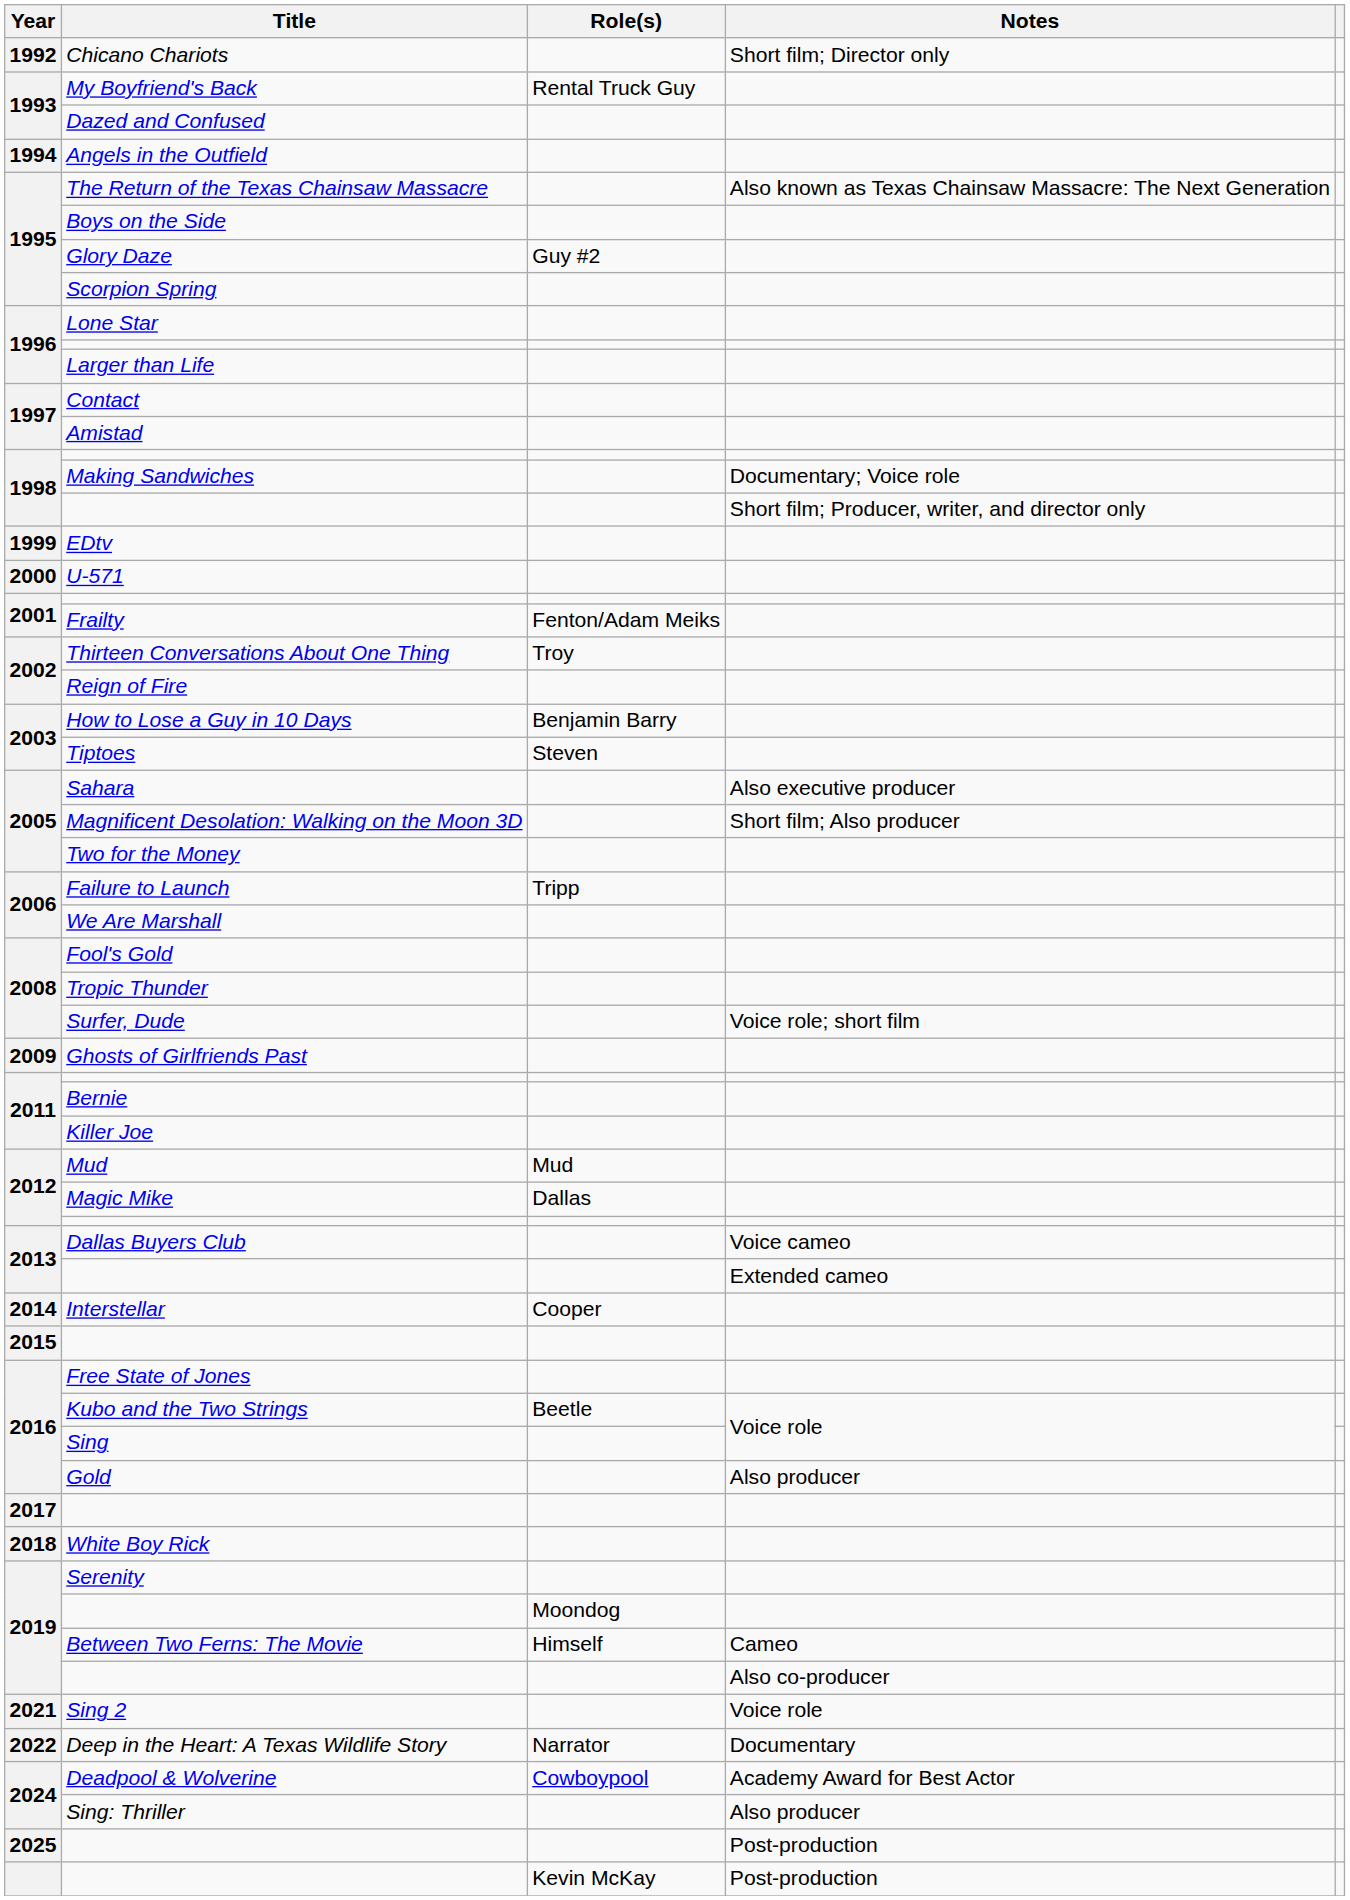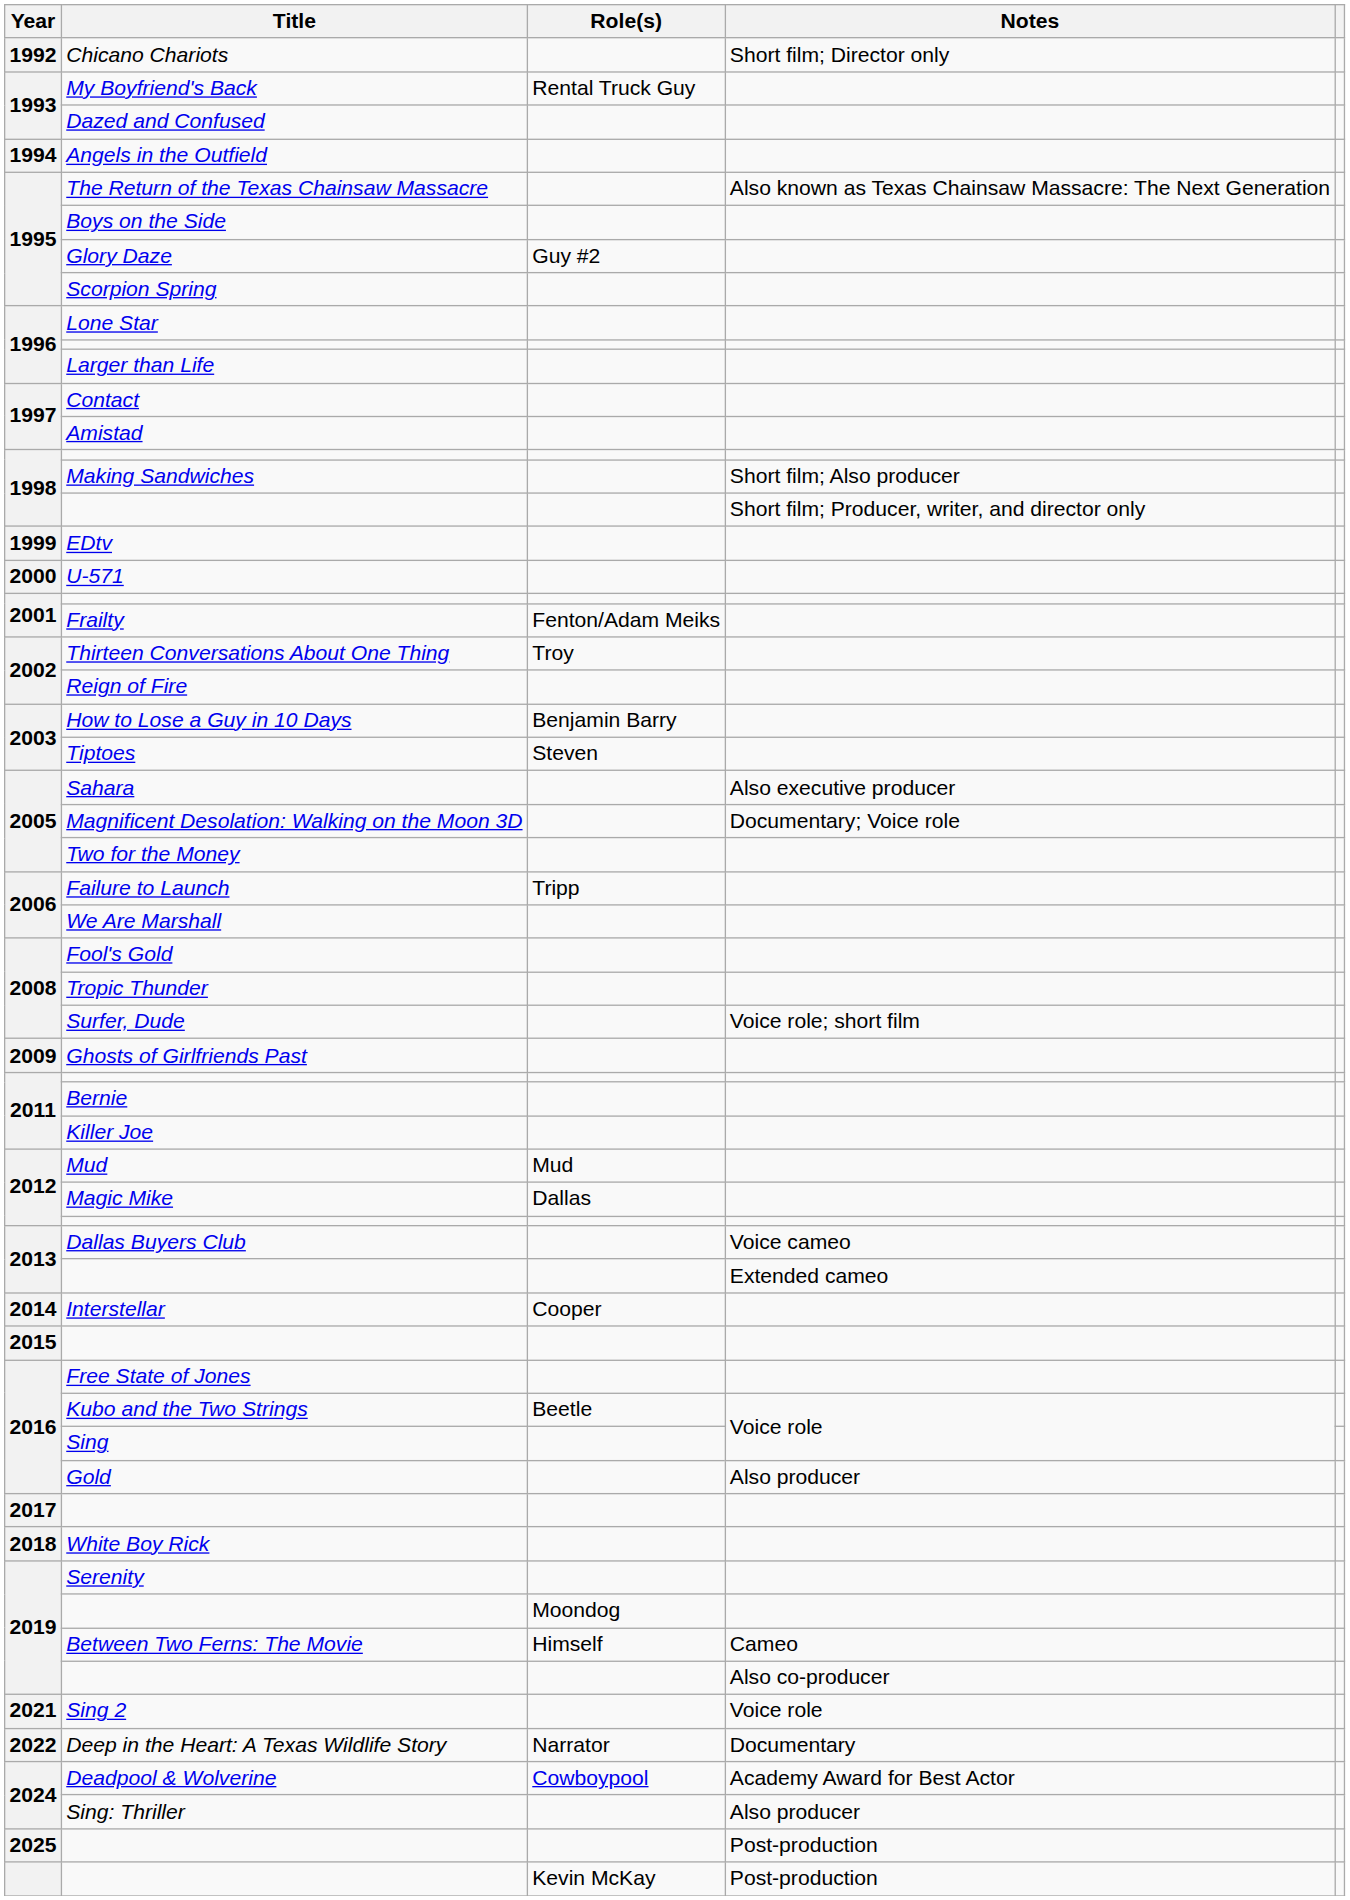(845, 476) Documentary; Voice role -> (845, 476) Short film; Also producer
(845, 820) Short film; Also producer -> (845, 820) Documentary; Voice role
